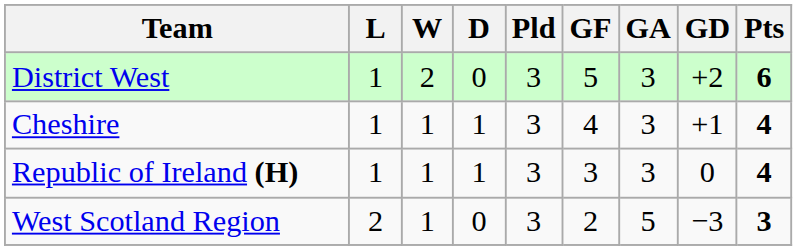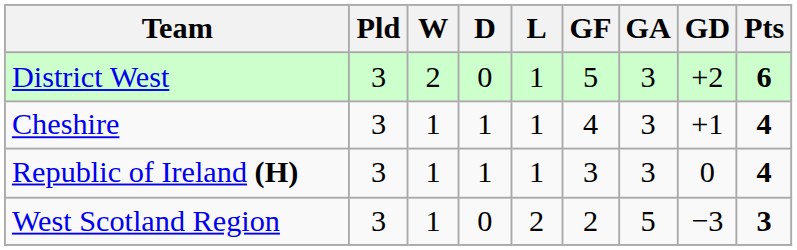columns swapped: (534, 28) <-> (375, 28)
